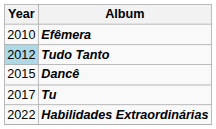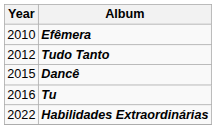(21, 54) lightblue background -> (21, 54) no background
(21, 94) 2017 -> (21, 94) 2016
